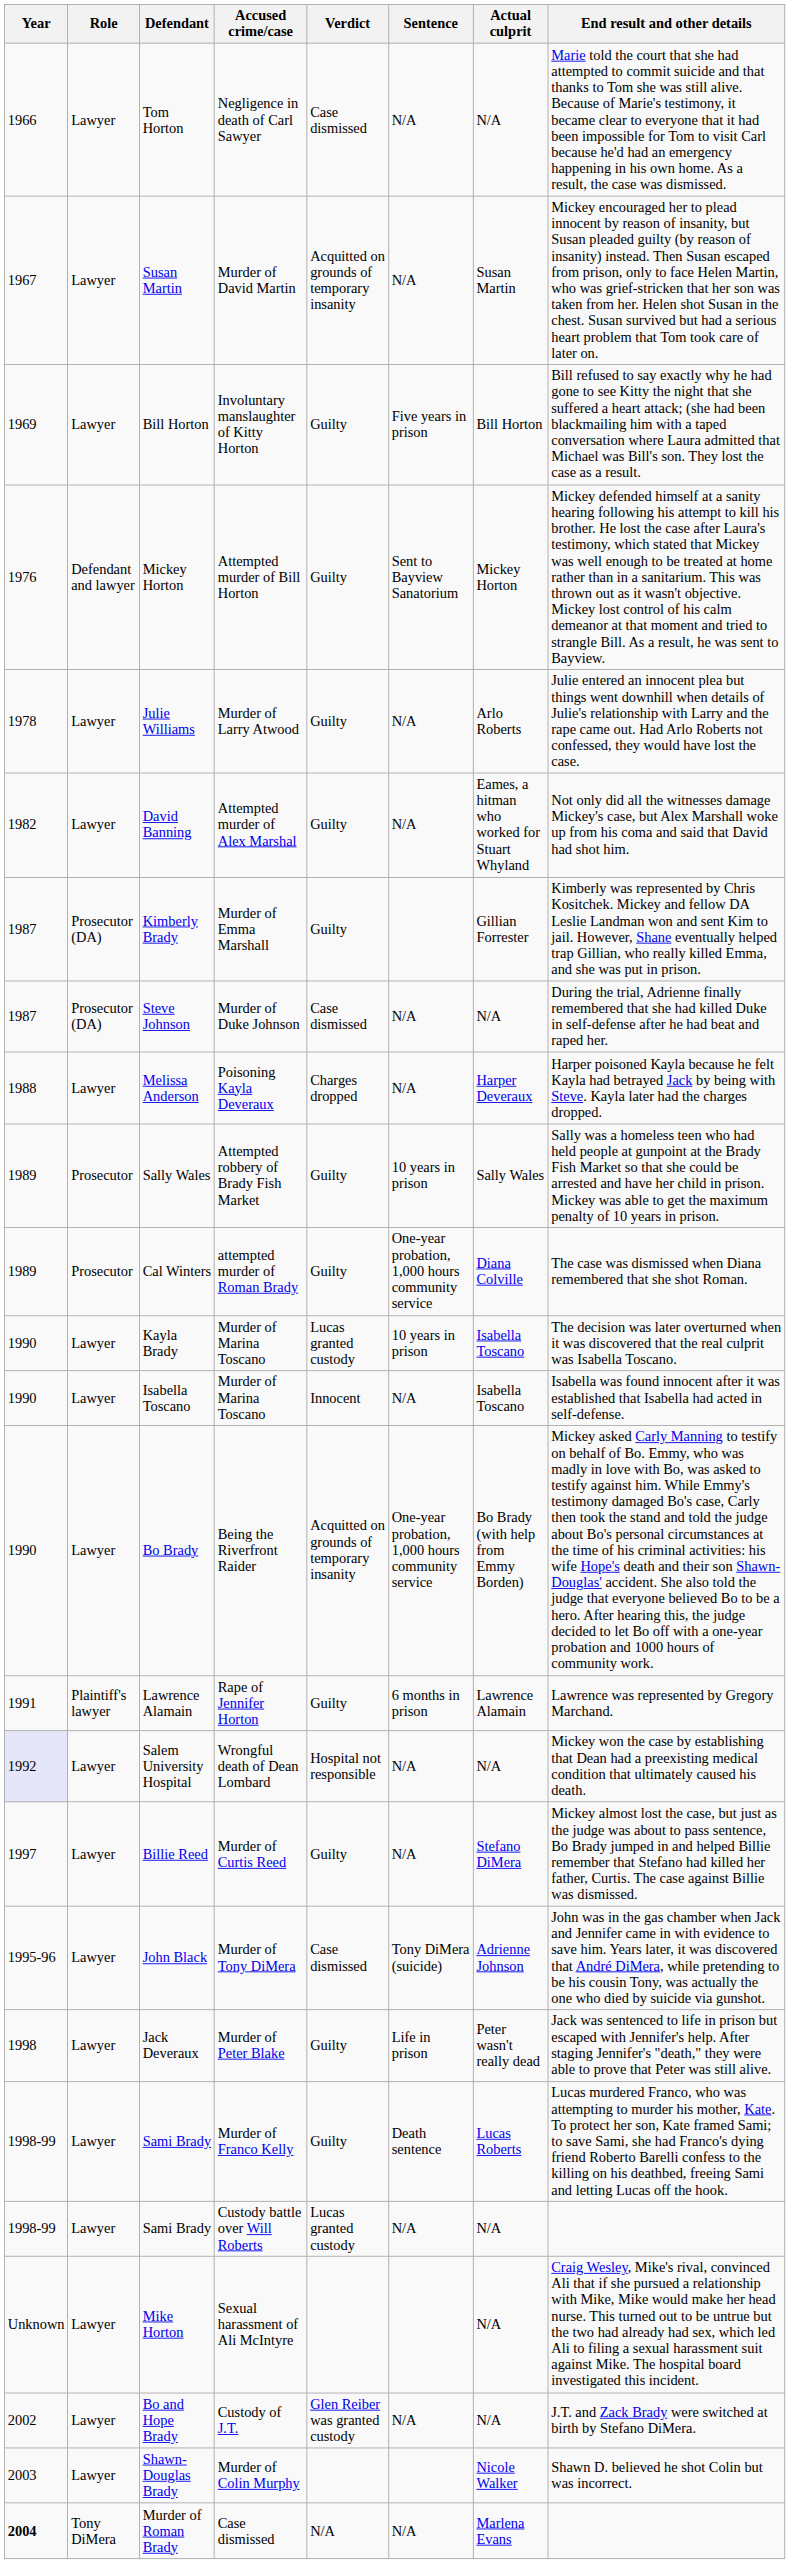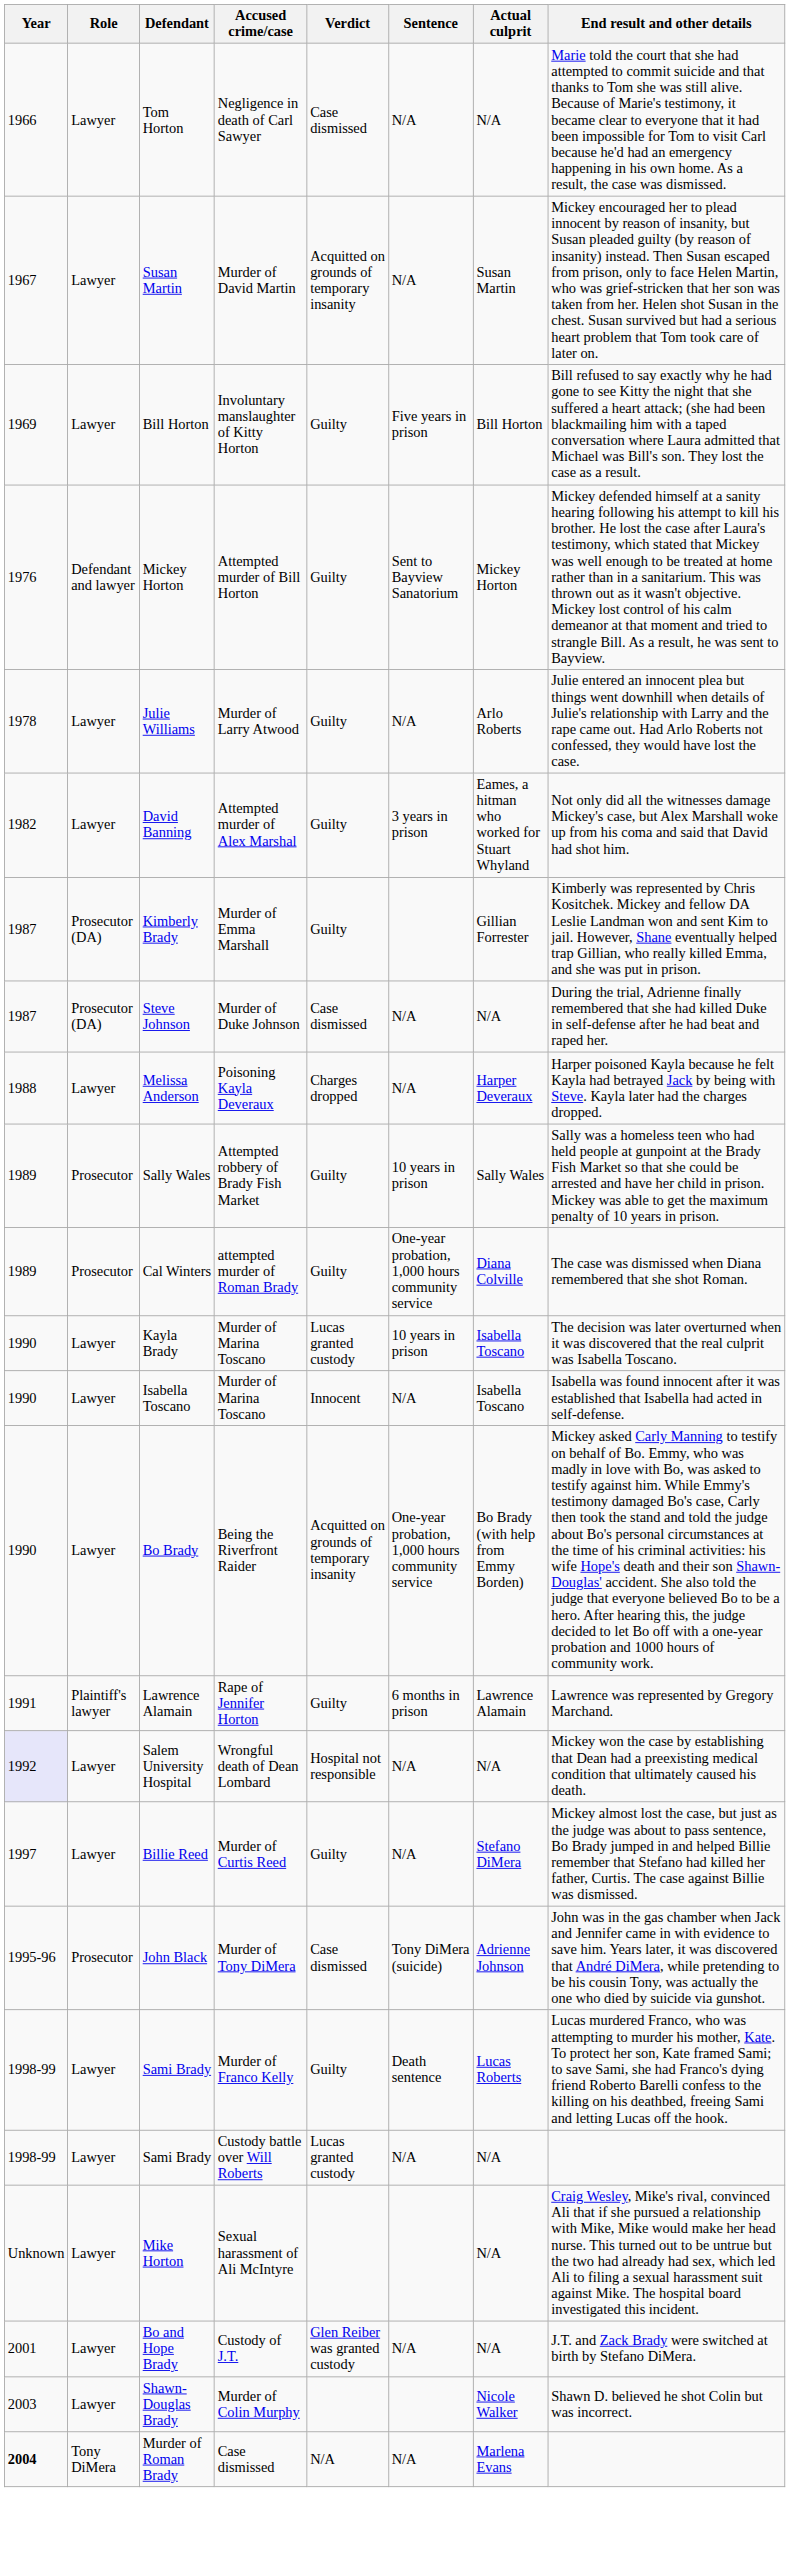(404, 825) N/A -> (420, 825) 3 years in prison
(93, 1957) Lawyer -> (102, 1957) Prosecutor
- row: (171, 2045)
(22, 2420) 2002 -> (22, 2348) 2001
